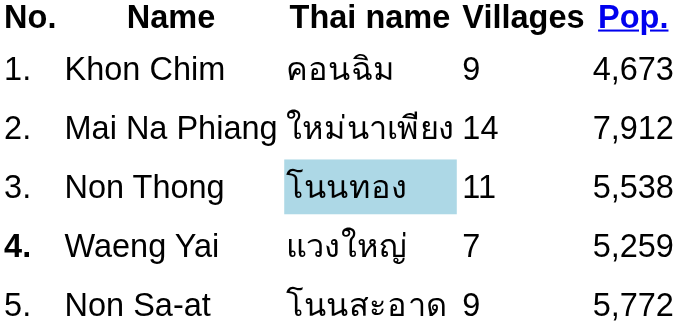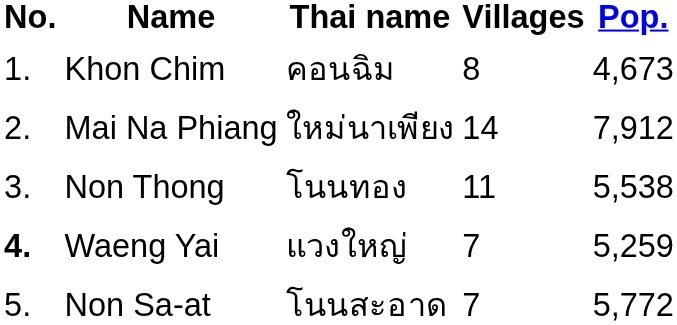(471, 68) 9 -> (471, 68) 8
(347, 187) lightblue background -> (347, 187) no background
(471, 304) 9 -> (471, 304) 7
